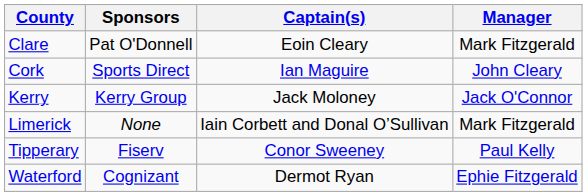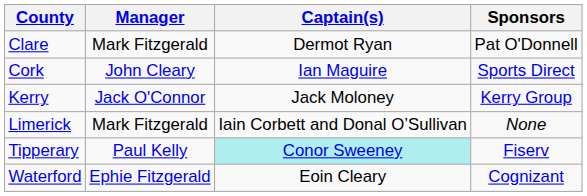columns swapped: (517, 17) <-> (141, 17)
(324, 44) Eoin Cleary -> (343, 44) Dermot Ryan
(324, 151) no background -> (343, 151) paleturquoise background
(324, 177) Dermot Ryan -> (343, 177) Eoin Cleary
